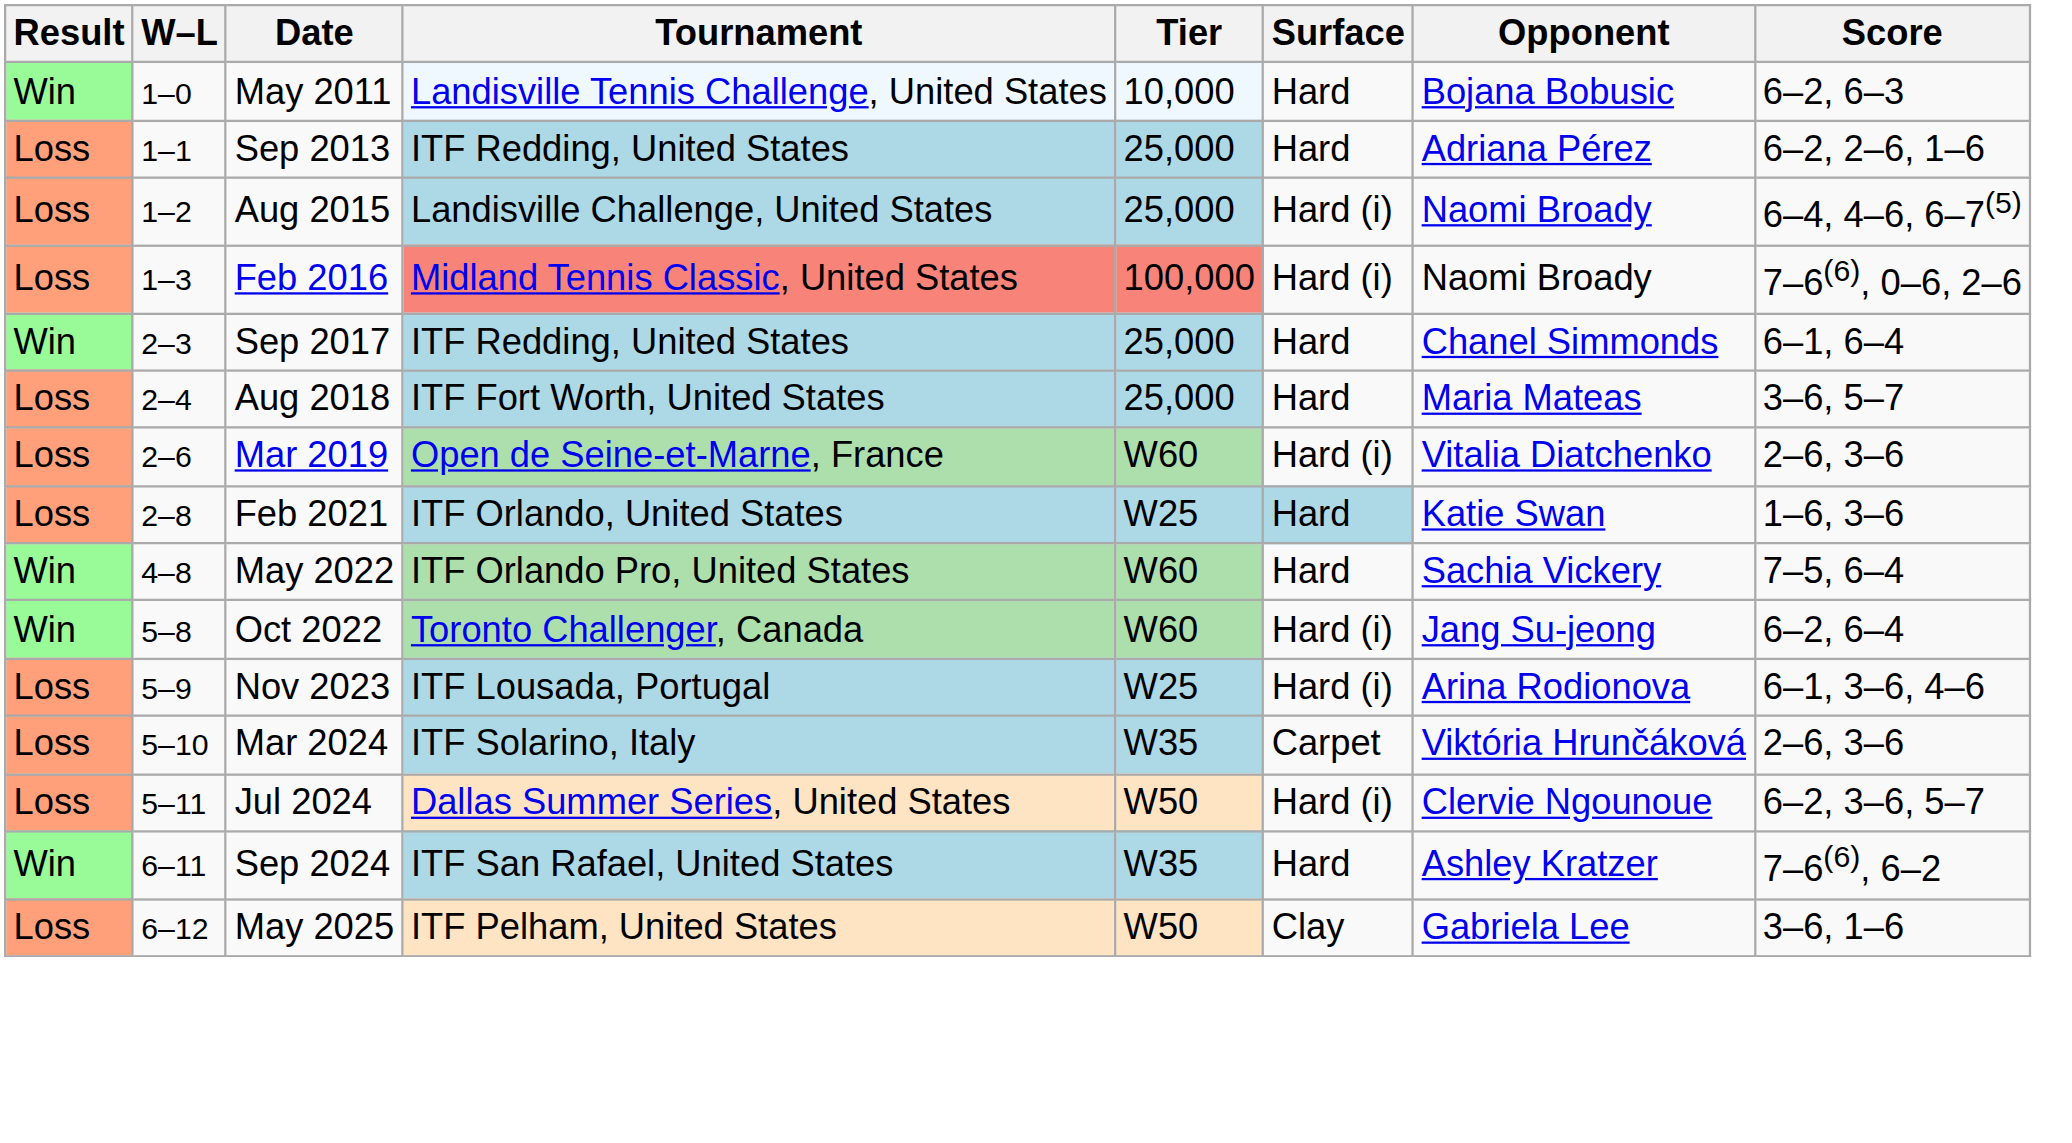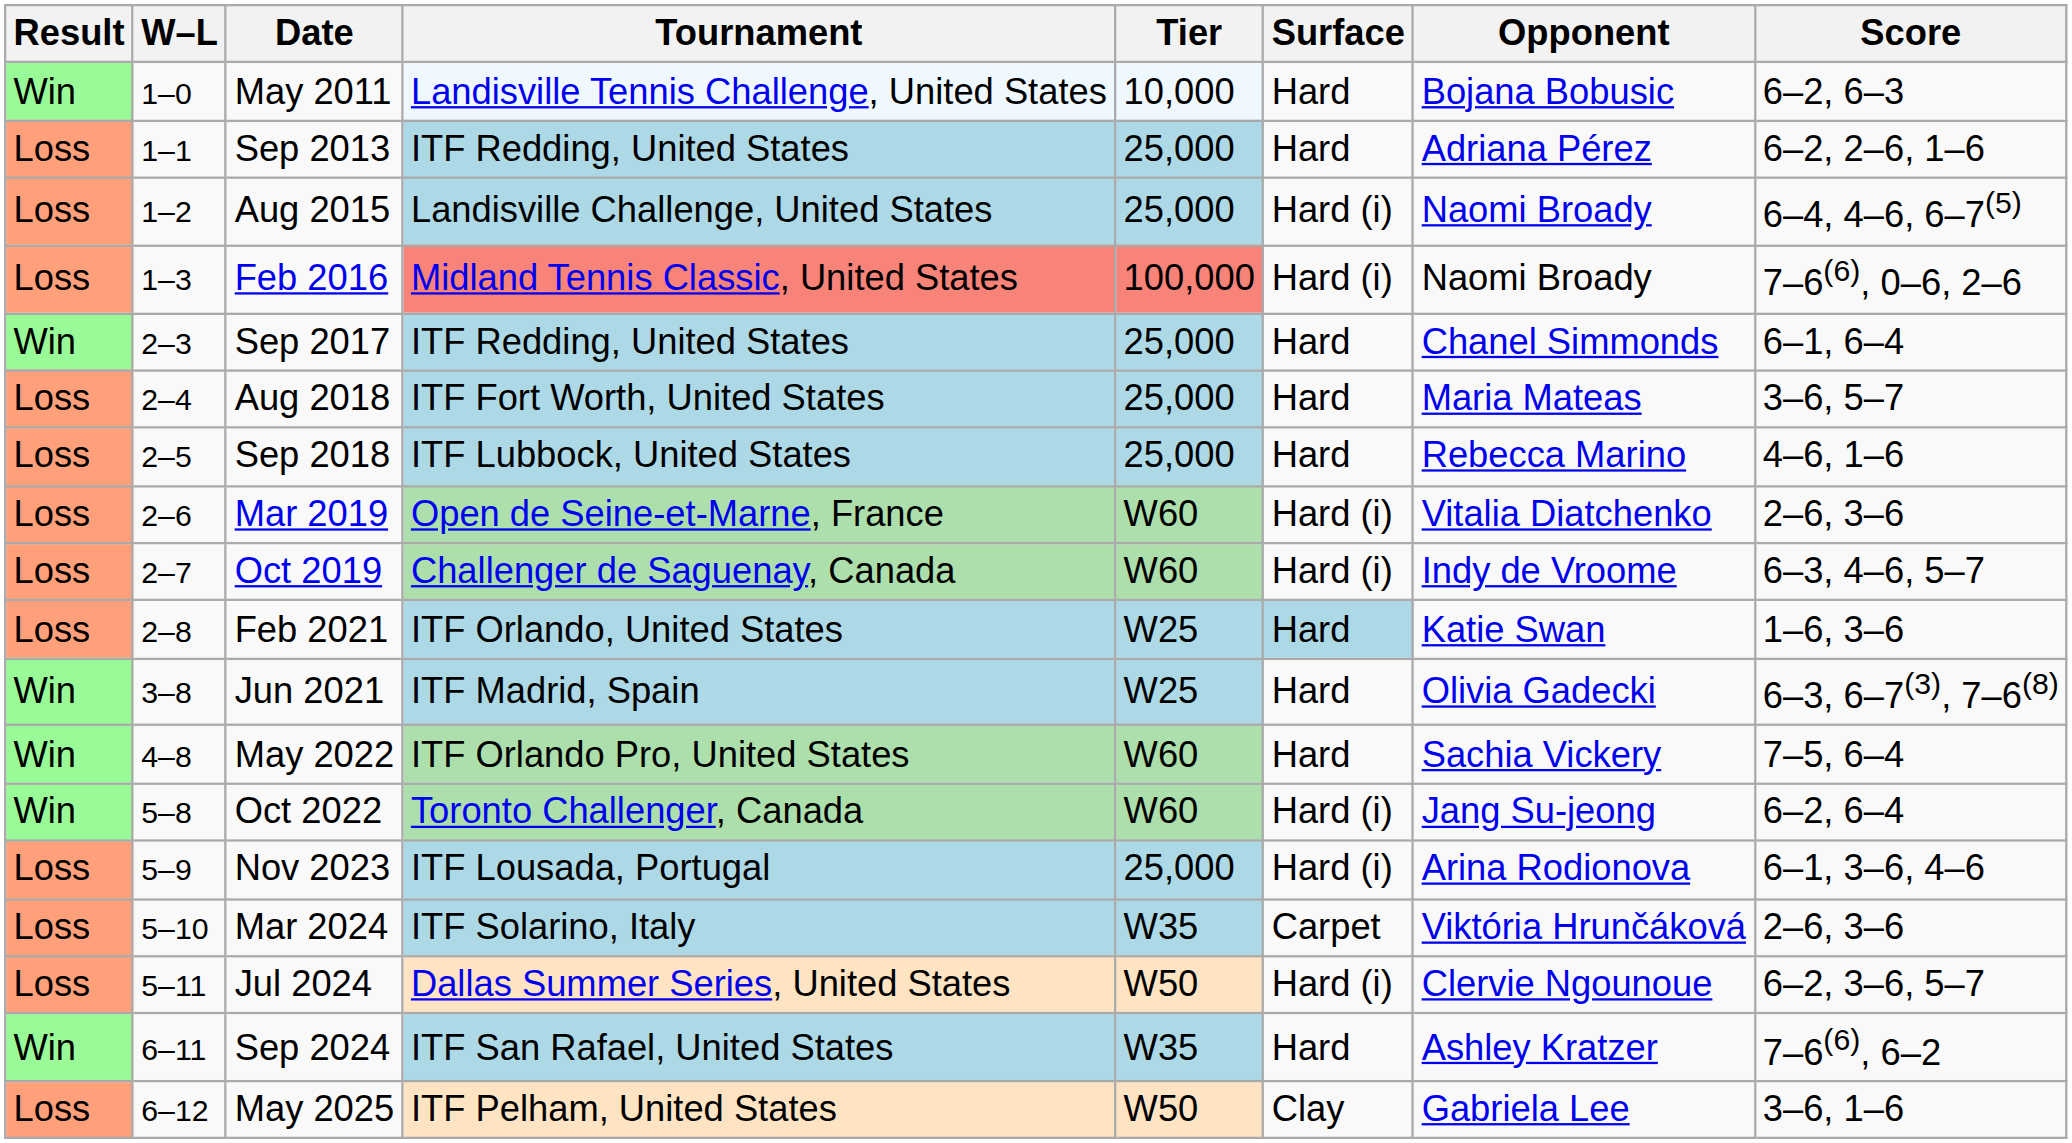+ row: (312, 456)
+ row: (308, 571)
+ row: (309, 691)
(1161, 686) W25 -> (1179, 869) 25,000
